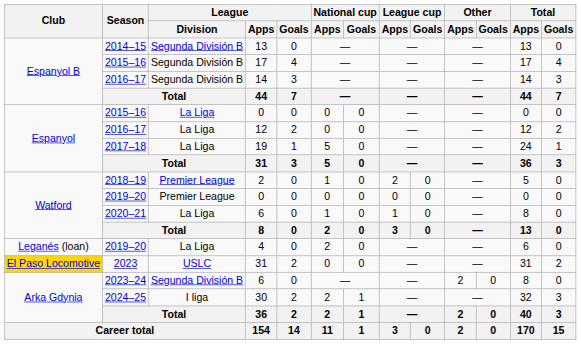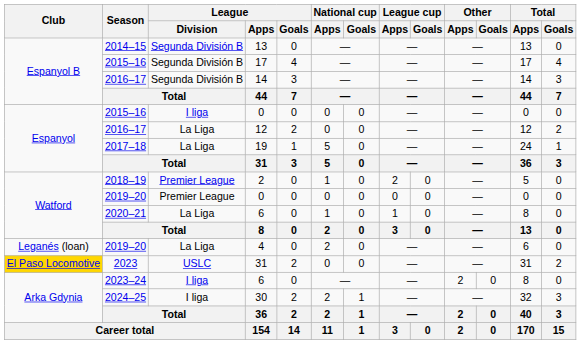(197, 113) La Liga -> (197, 113) I liga
(197, 280) Segunda División B -> (197, 280) I liga
